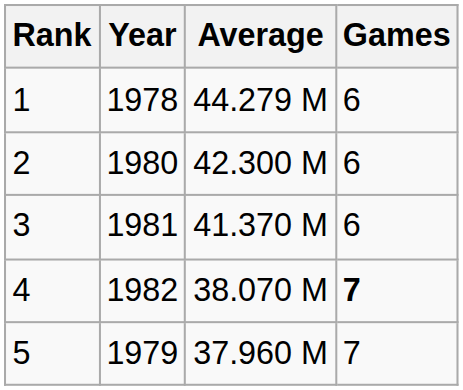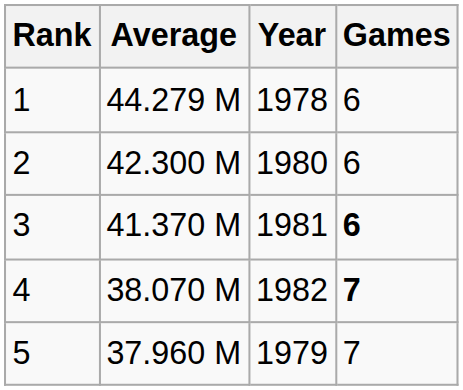columns swapped: (142, 36) <-> (261, 36)
(352, 226) normal -> (352, 226) bold
